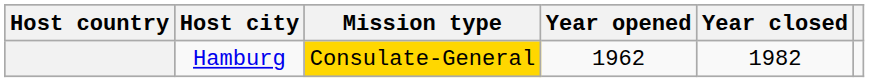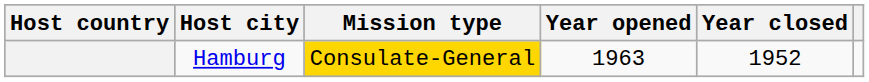(619, 59) 1962 -> (619, 59) 1963
(775, 59) 1982 -> (775, 59) 1952
